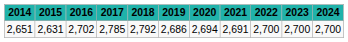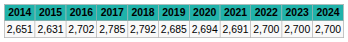(174, 29) 2,686 -> (174, 29) 2,685
